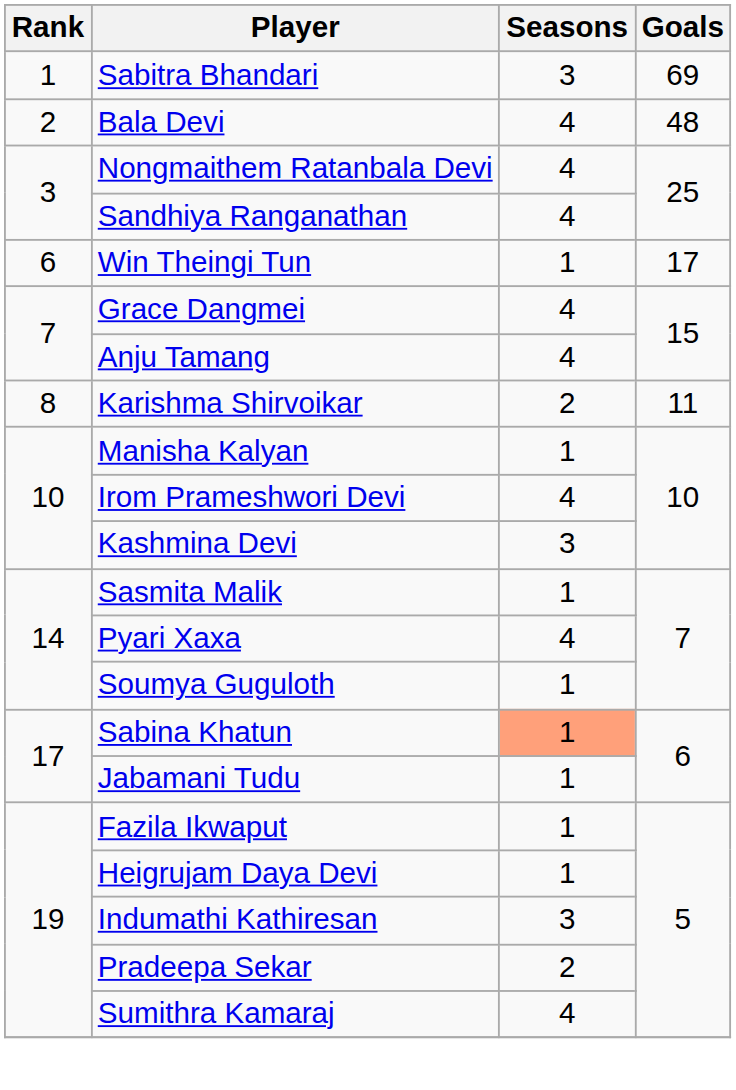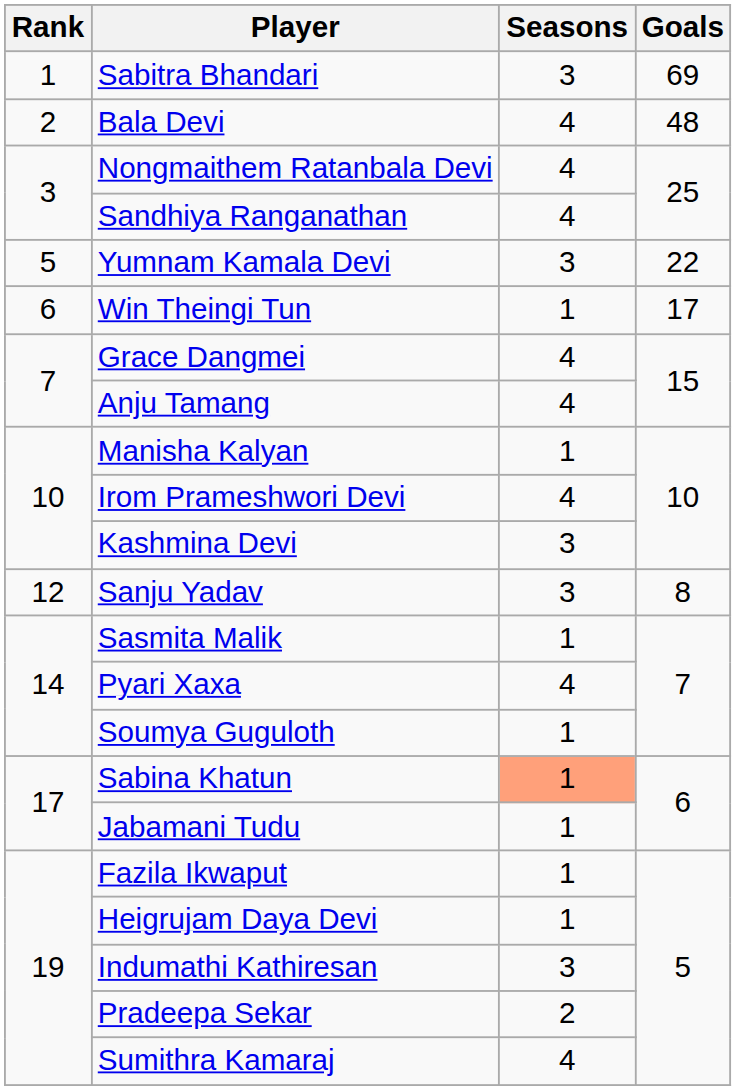+ row: (244, 262)
- row: (230, 403)
+ row: (180, 591)
